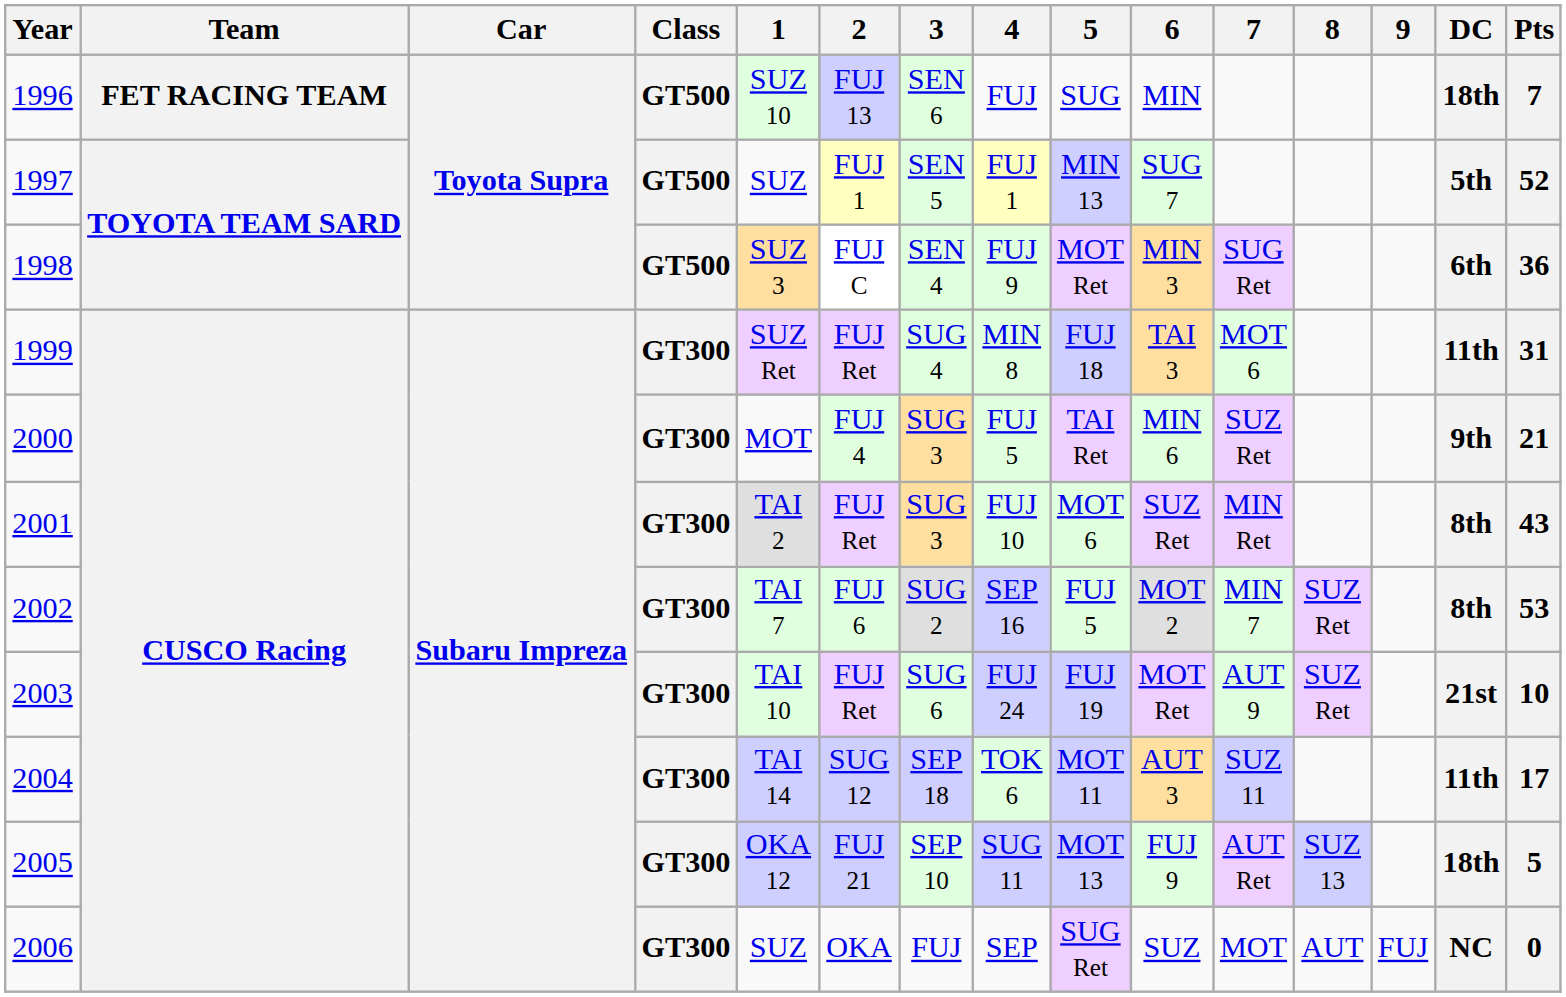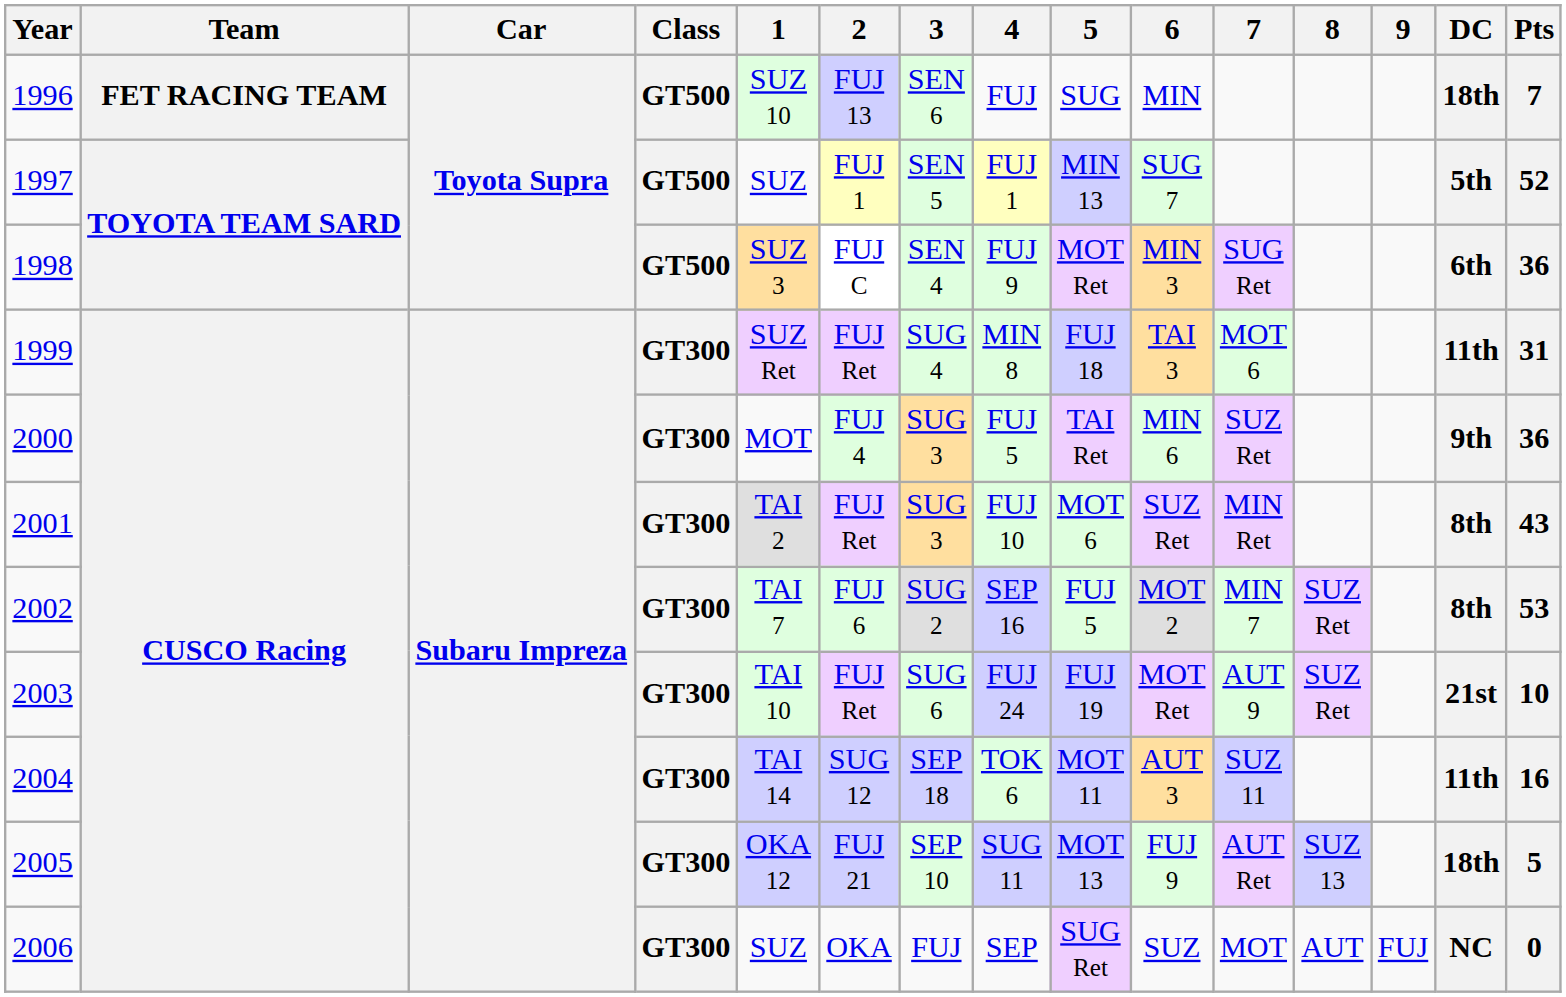(1534, 437) 21 -> (1534, 437) 36
(1534, 778) 17 -> (1534, 778) 16
